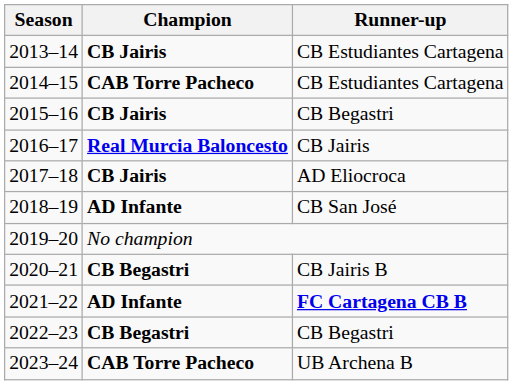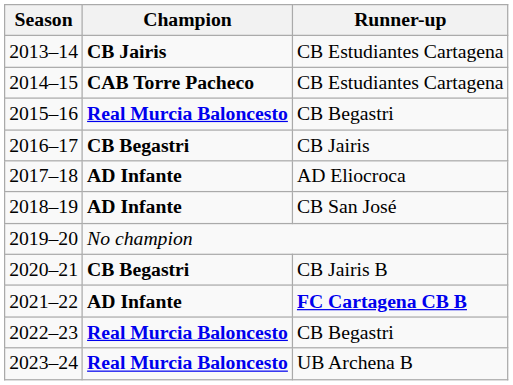(127, 113) CB Jairis -> (187, 113) Real Murcia Baloncesto
(187, 144) Real Murcia Baloncesto -> (138, 144) CB Begastri
(127, 176) CB Jairis -> (134, 176) AD Infante
(138, 332) CB Begastri -> (187, 332) Real Murcia Baloncesto
(171, 363) CAB Torre Pacheco -> (187, 363) Real Murcia Baloncesto
